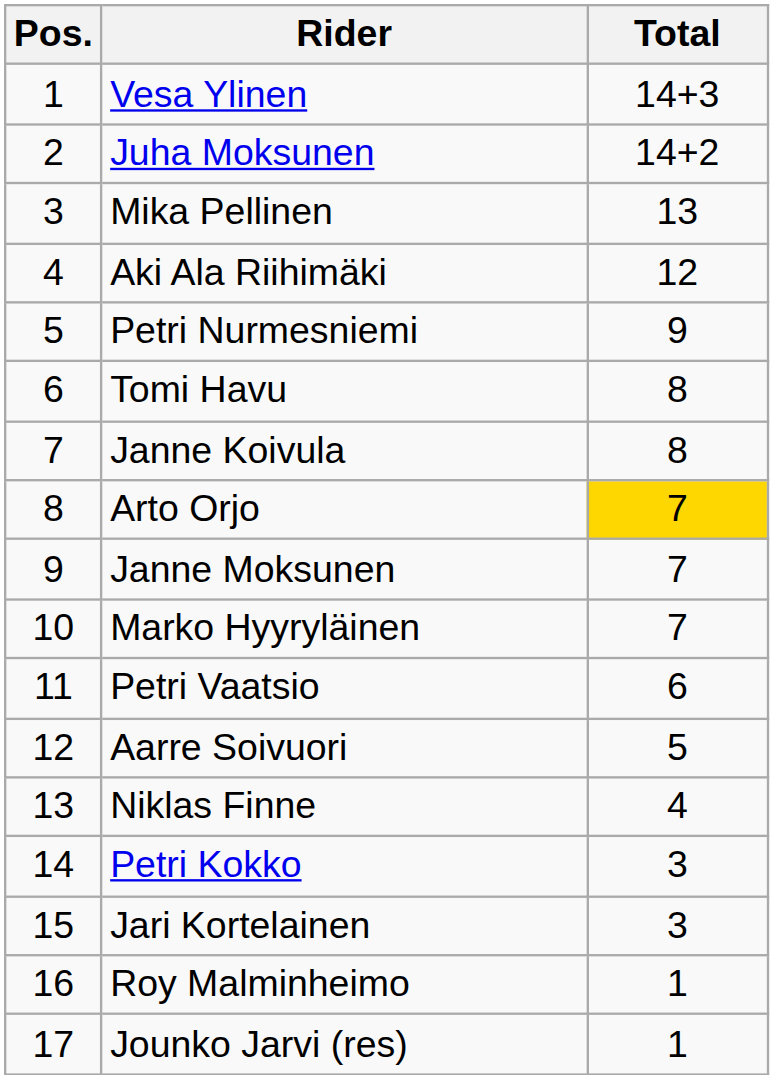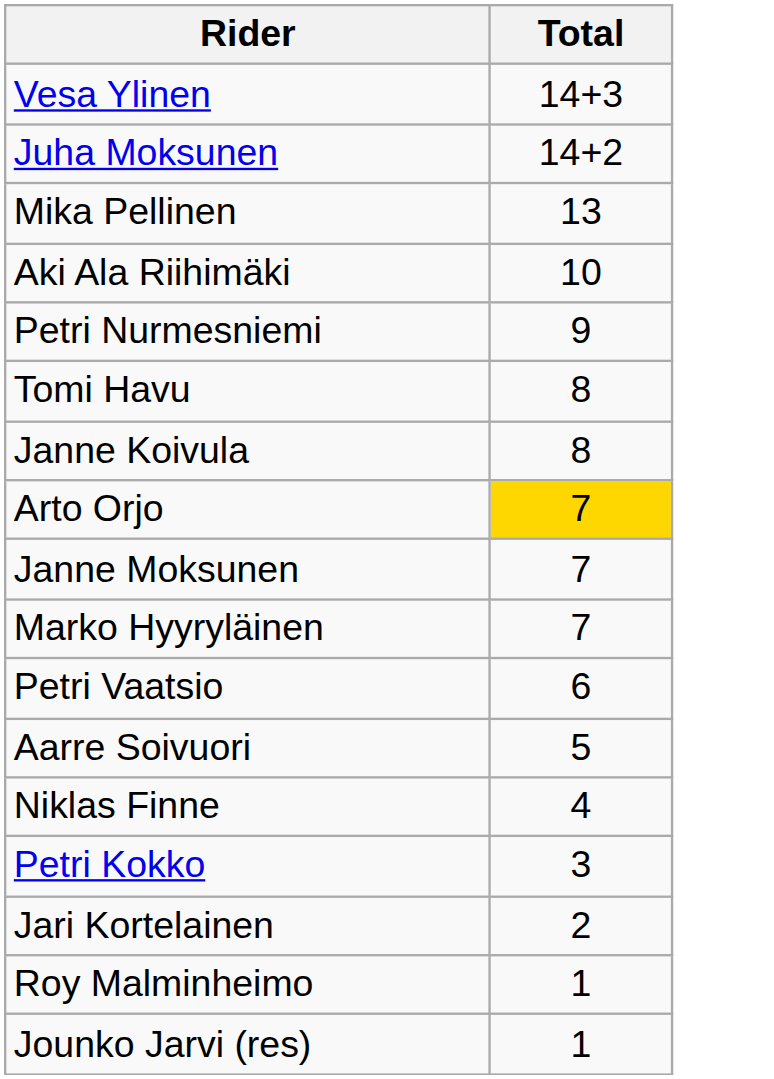- column: (53, 34)
(677, 271) 12 -> (581, 271) 10
(677, 924) 3 -> (581, 924) 2
